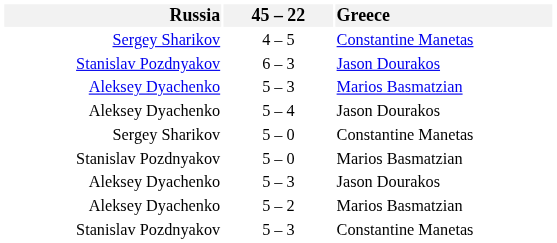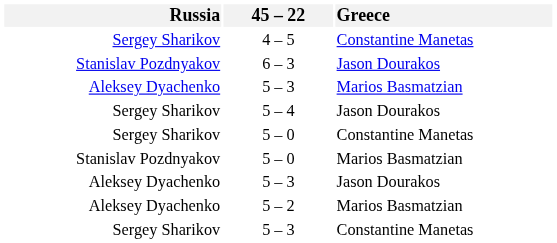(154, 110) Aleksey Dyachenko -> (166, 110) Sergey Sharikov
(148, 229) Stanislav Pozdnyakov -> (166, 229) Sergey Sharikov
